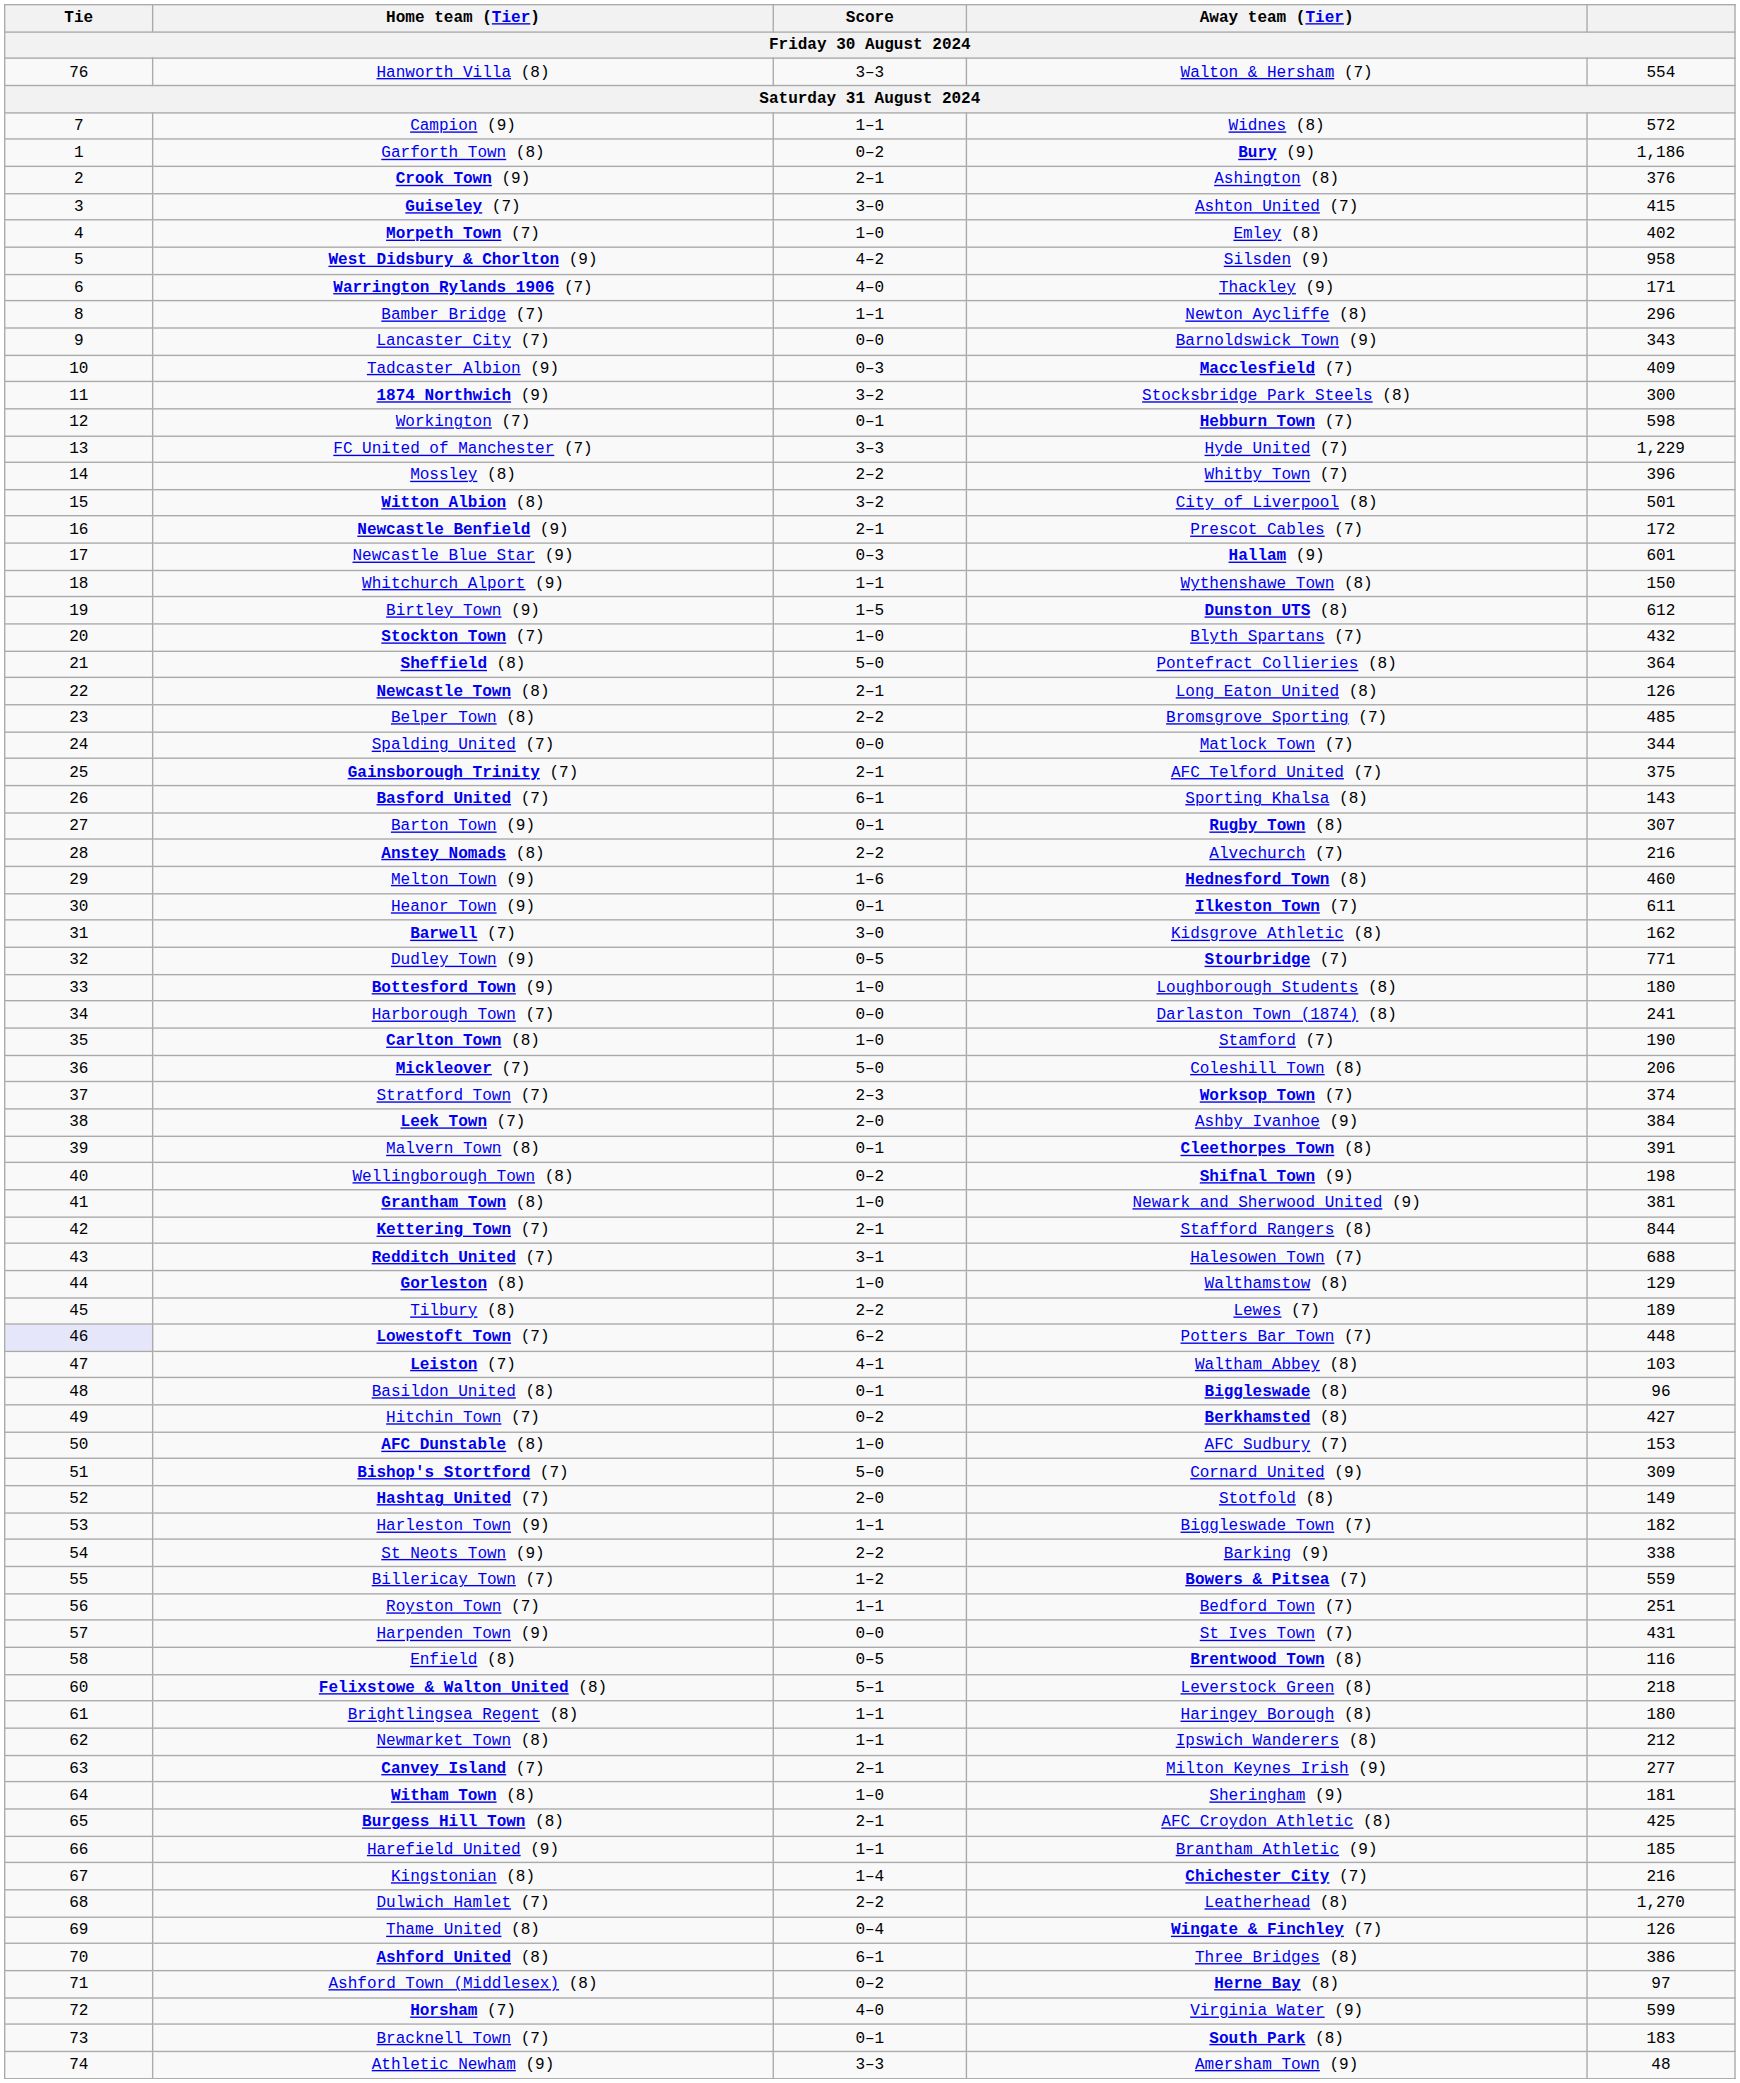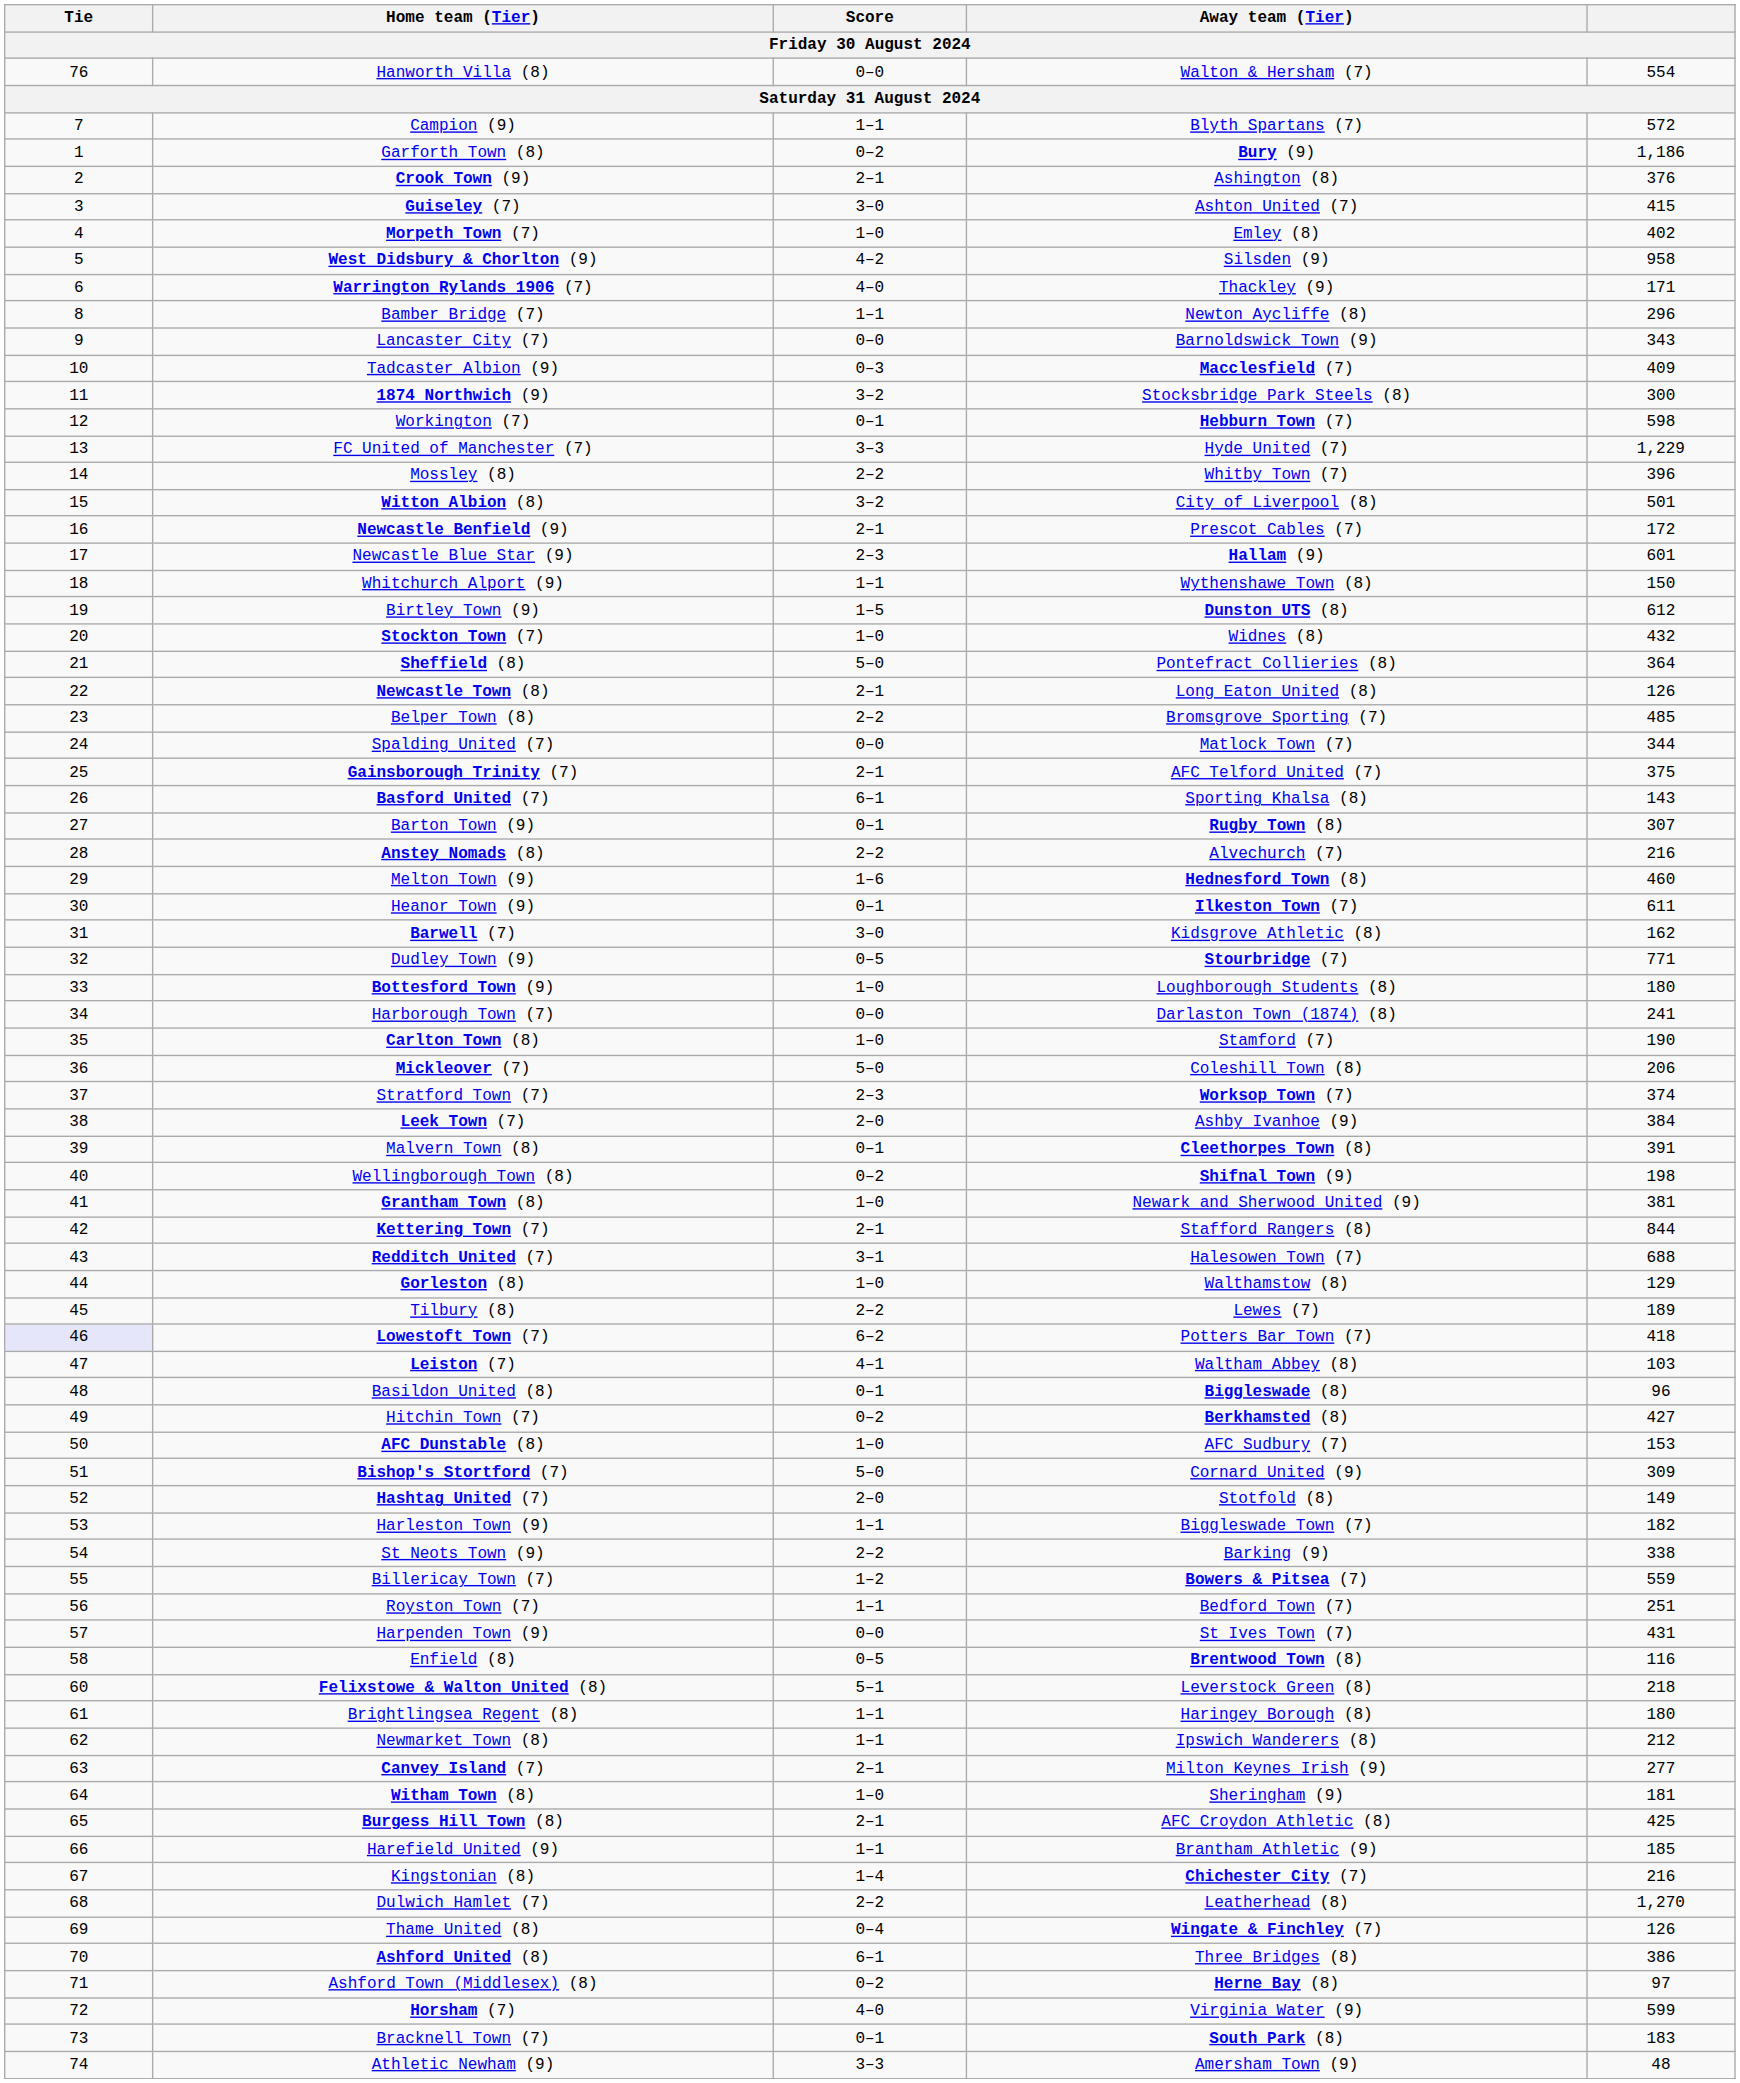(870, 72) 3–3 -> (870, 72) 0–0
(1277, 126) Widnes (8) -> (1277, 126) Blyth Spartans (7)
(870, 556) 0–3 -> (870, 556) 2–3
(1277, 637) Blyth Spartans (7) -> (1277, 637) Widnes (8)
(1661, 1337) 448 -> (1661, 1337) 418
